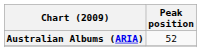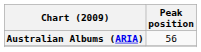(171, 39) 52 -> (171, 39) 56
